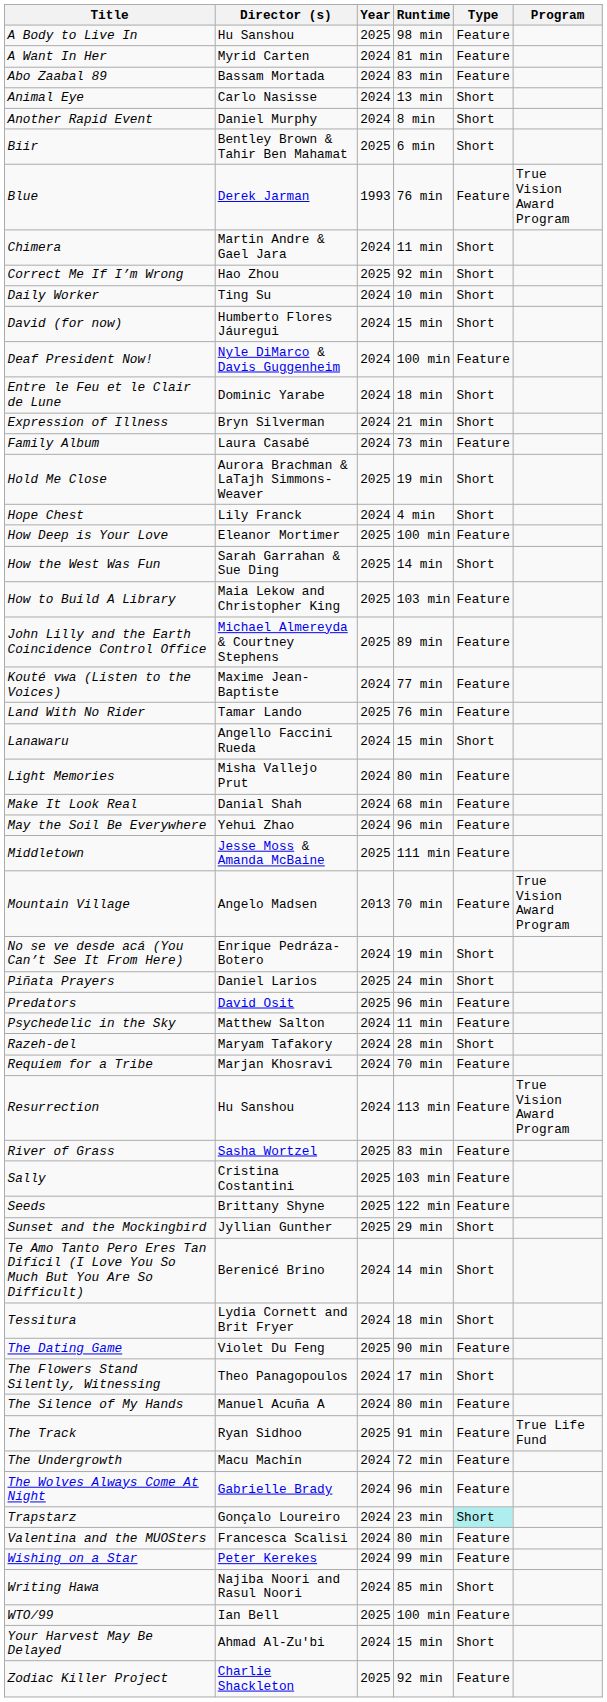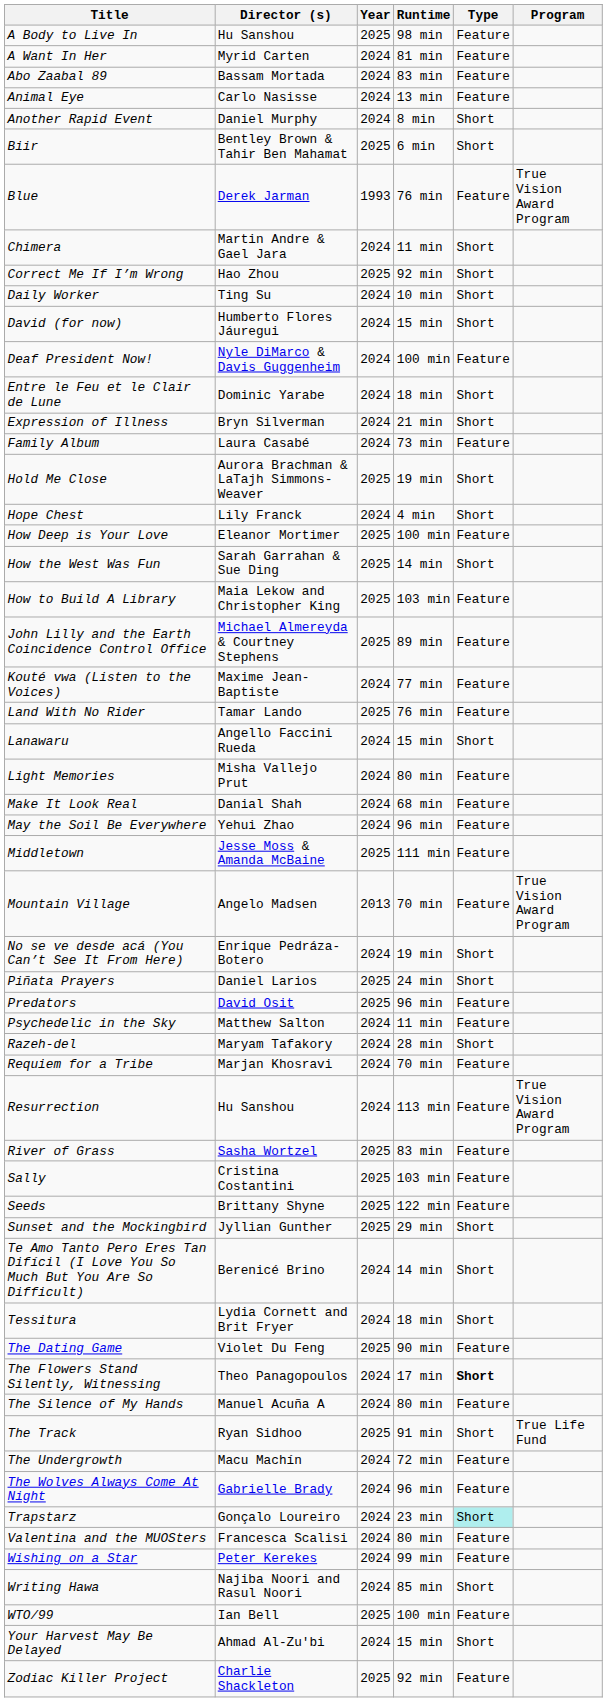(476, 98) Short -> (483, 98) Feature
(476, 1377) normal -> (476, 1377) bold
(483, 1433) Feature -> (476, 1433) Short
